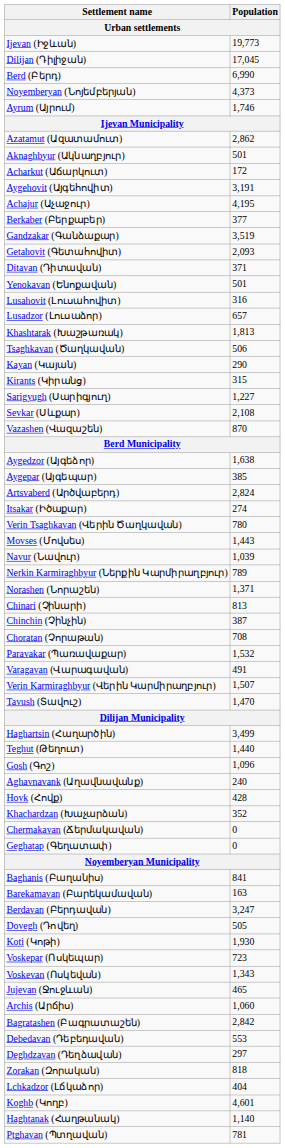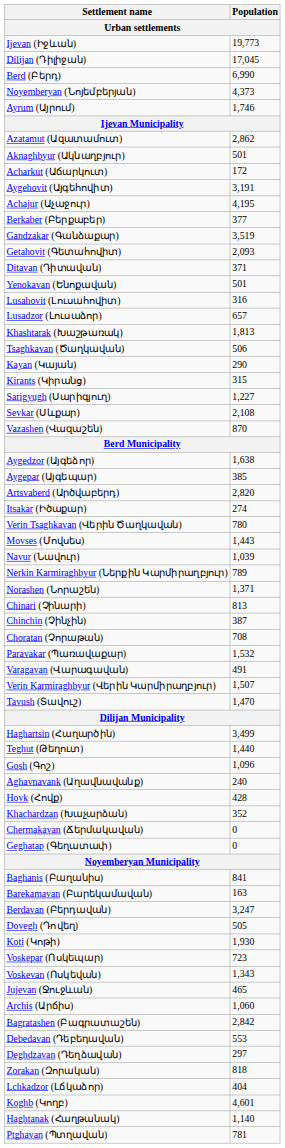(243, 492) 2,824 -> (243, 492) 2,820
